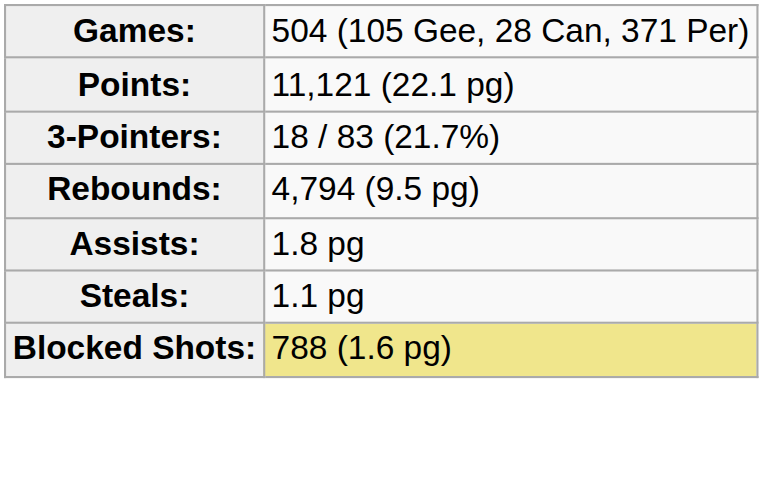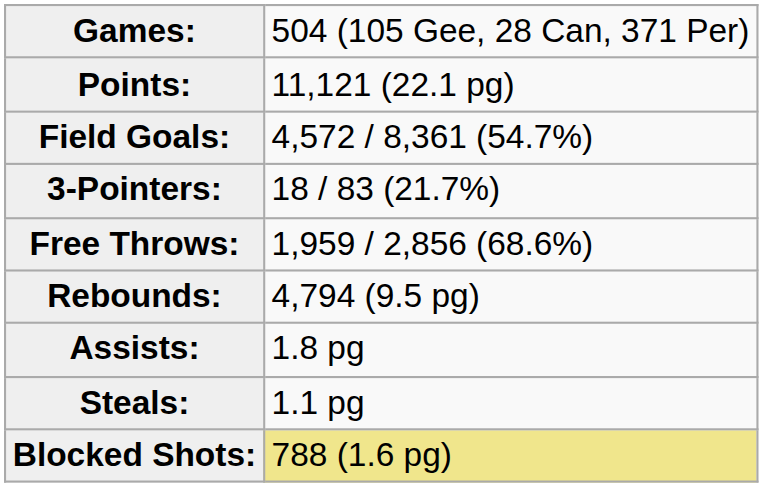+ row: (134, 137)
+ row: (134, 243)
